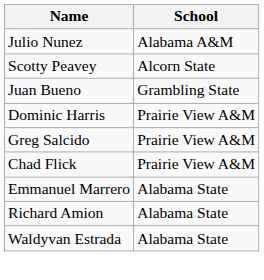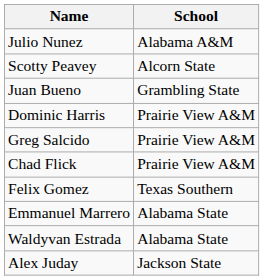+ row: (48, 189)
- row: (56, 213)
+ row: (43, 262)
